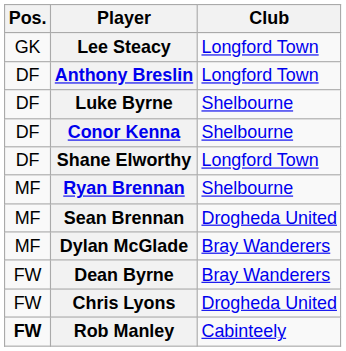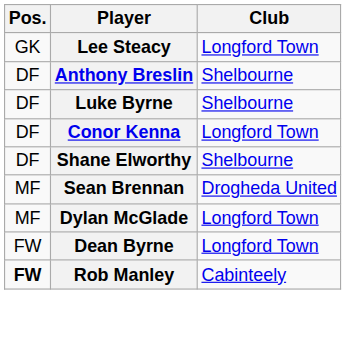(260, 75) Longford Town -> (247, 75) Shelbourne
(247, 132) Shelbourne -> (260, 132) Longford Town
(260, 160) Longford Town -> (247, 160) Shelbourne
- row: (124, 189)
(266, 246) Bray Wanderers -> (260, 217) Longford Town
(266, 274) Bray Wanderers -> (260, 246) Longford Town
- row: (124, 302)
